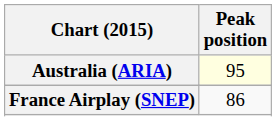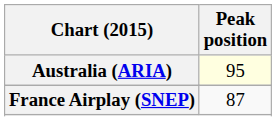(235, 99) 86 -> (235, 99) 87
